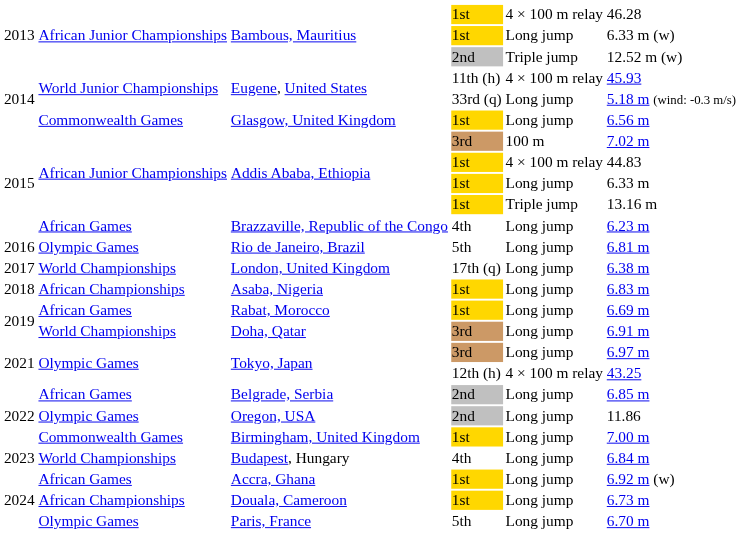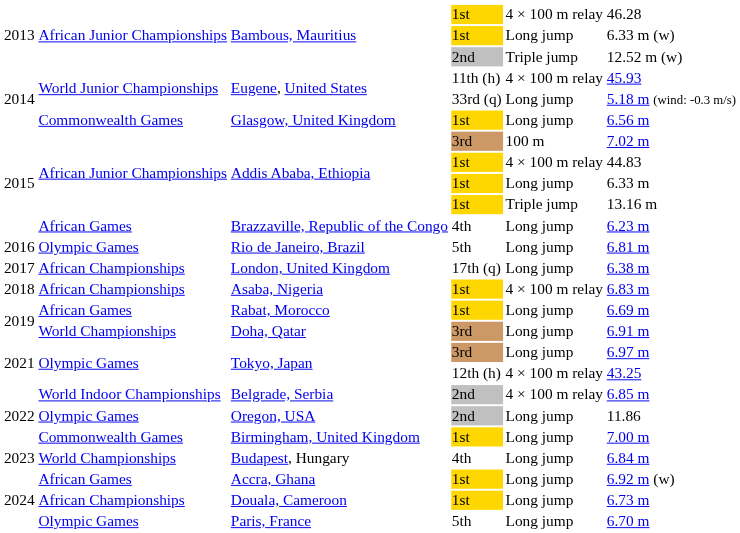(107, 267) World Championships -> (112, 267) African Championships
(539, 289) Long jump -> (554, 289) 4 × 100 m relay
(85, 394) African Games -> (130, 394) World Indoor Championships
(539, 394) Long jump -> (554, 394) 4 × 100 m relay
